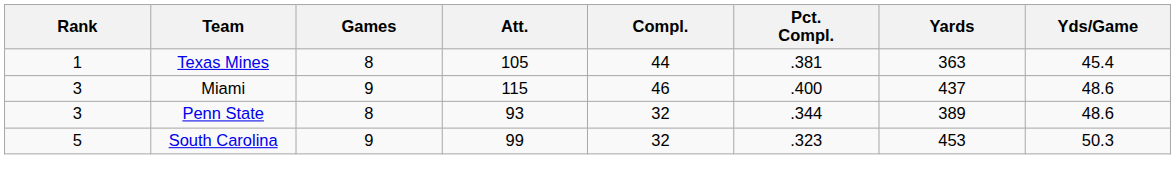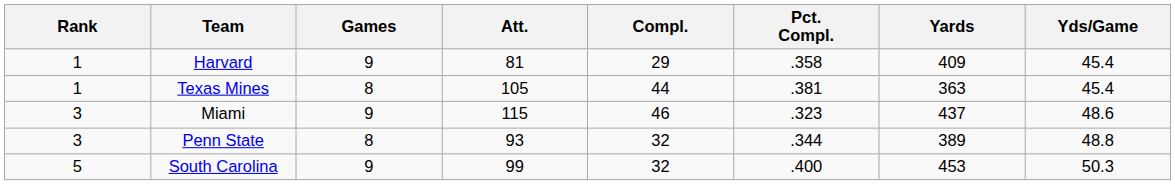+ row: (223, 62)
(806, 88) .400 -> (806, 114) .323
(1098, 114) 48.6 -> (1098, 140) 48.8
(806, 140) .323 -> (806, 166) .400
